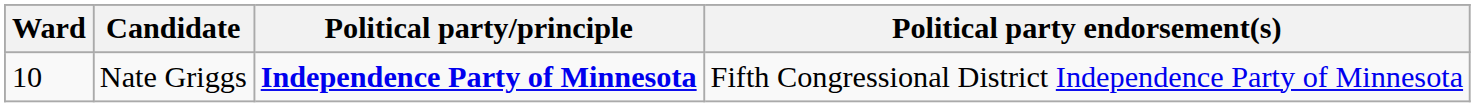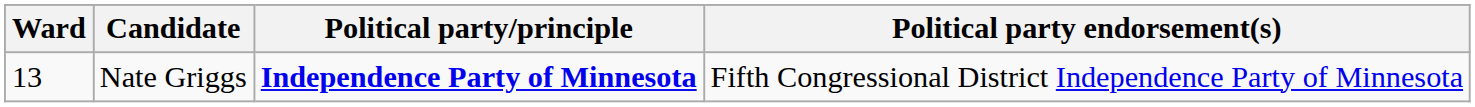(27, 76) 10 -> (27, 76) 13
